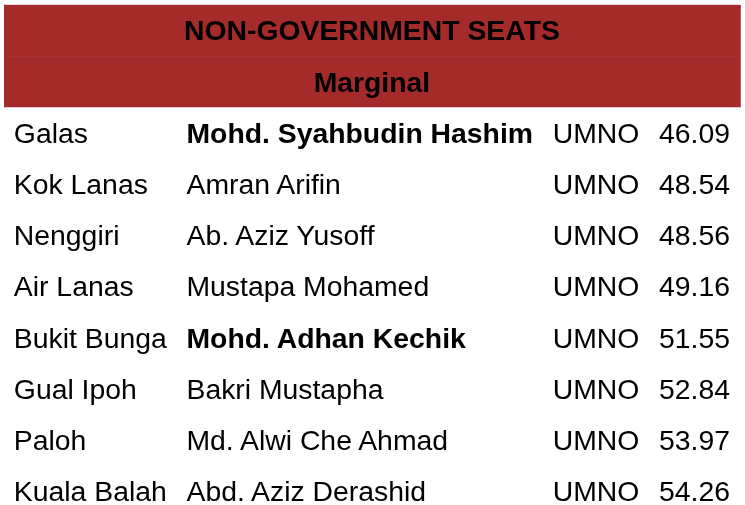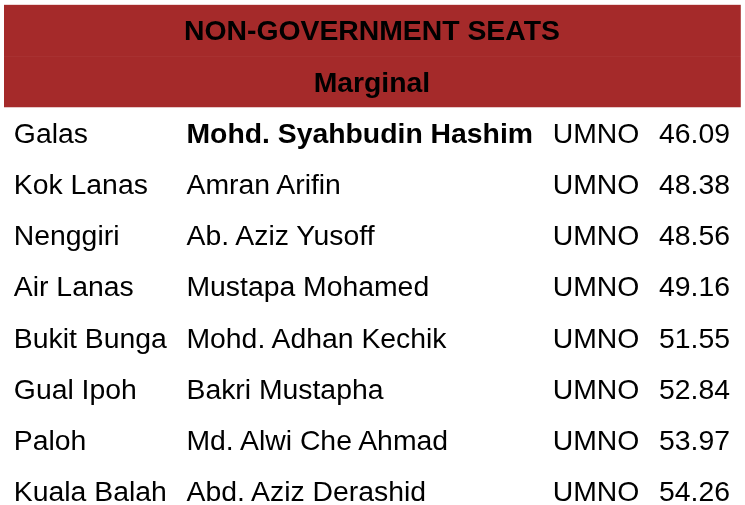(695, 184) 48.54 -> (695, 184) 48.38
(326, 337) bold -> (317, 337) normal
